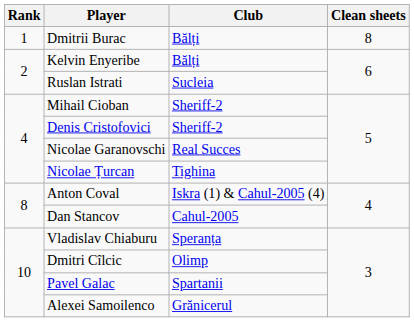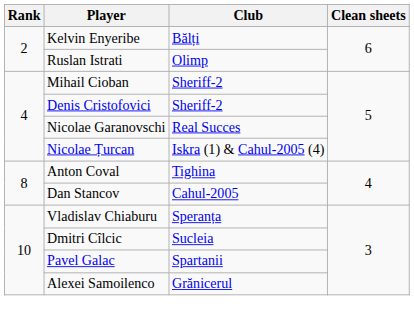- row: (86, 37)
(193, 82) Sucleia -> (190, 60) Olimp
(194, 171) Tighina -> (248, 149) Iskra (1) & Cahul-2005 (4)
(248, 194) Iskra (1) & Cahul-2005 (4) -> (194, 171) Tighina
(190, 261) Olimp -> (193, 238) Sucleia
